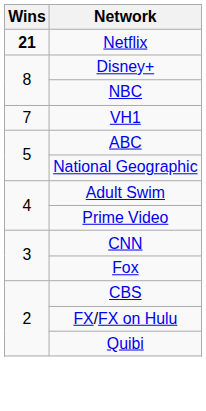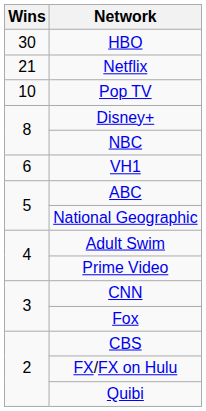+ row: (125, 42)
(27, 42) bold -> (27, 67) normal
+ row: (125, 92)
(27, 117) 7 -> (27, 167) 6
